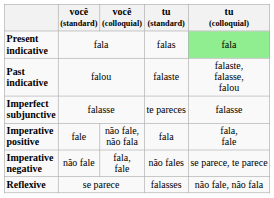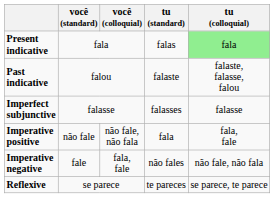(166, 109) te pareces -> (166, 109) falasses
(79, 136) fale -> (79, 136) não fale
(79, 163) não fale -> (79, 163) fale
(229, 163) se parece, te parece -> (229, 163) não fale, não fala
(166, 184) falasses -> (166, 184) te pareces
(229, 184) não fale, não fala -> (229, 184) se parece, te parece
